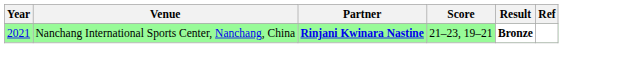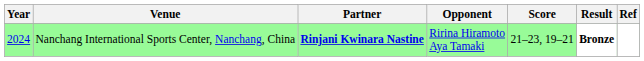+ column: (467, 14)
(19, 33) 2021 -> (19, 40) 2024
